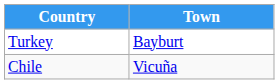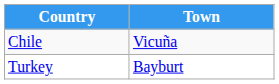rows swapped: (30, 41) <-> (25, 66)
